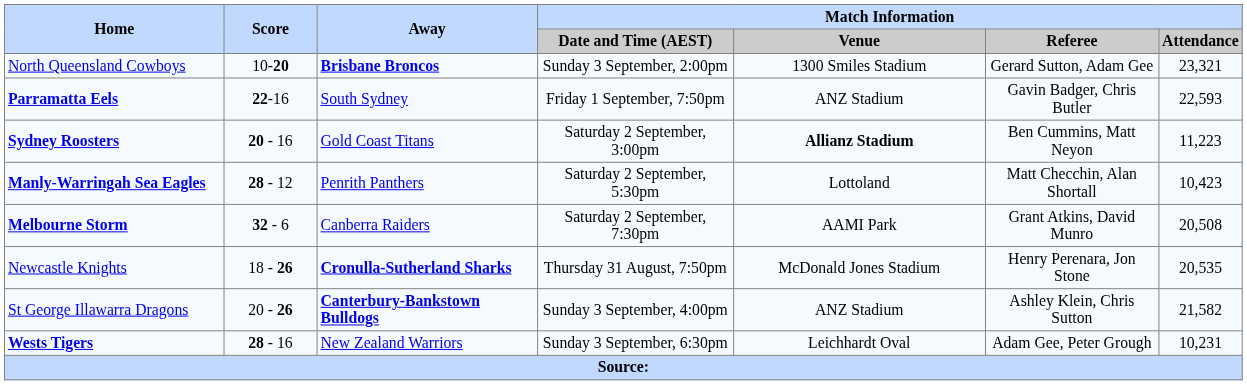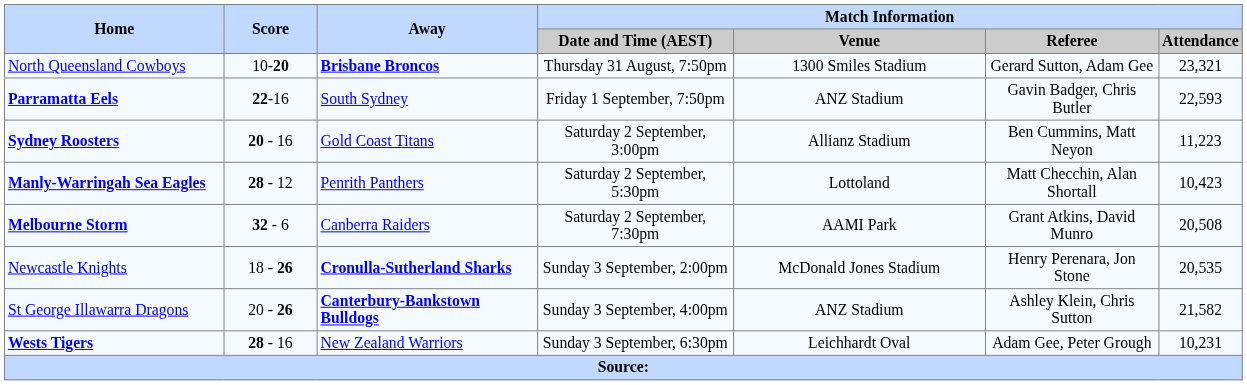(635, 65) Sunday 3 September, 2:00pm -> (635, 65) Thursday 31 August, 7:50pm
(859, 141) bold -> (859, 141) normal
(635, 267) Thursday 31 August, 7:50pm -> (635, 267) Sunday 3 September, 2:00pm
